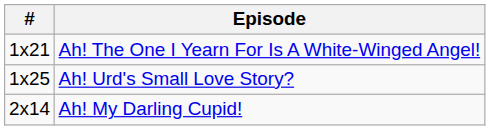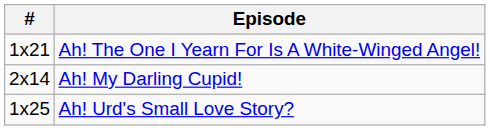rows swapped: (176, 79) <-> (150, 109)
